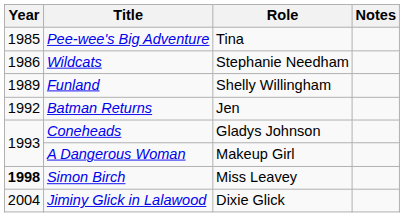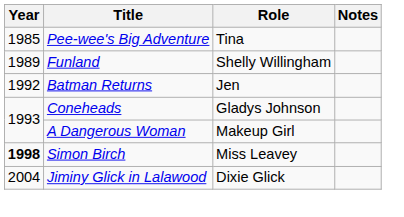- row: (74, 62)
